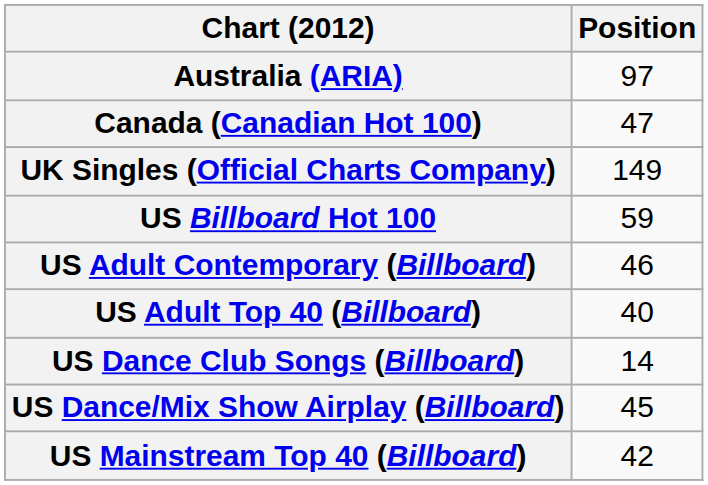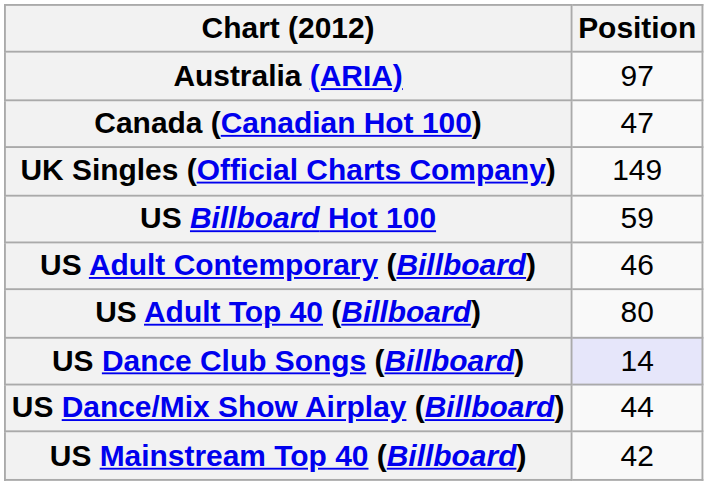(637, 312) 40 -> (637, 312) 80
(637, 360) no background -> (637, 360) lavender background
(637, 407) 45 -> (637, 407) 44
